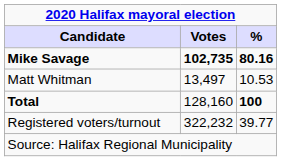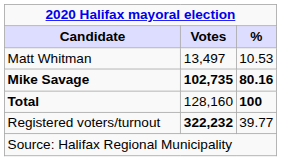rows swapped: (48, 58) <-> (50, 79)
(208, 123) normal -> (208, 123) bold
